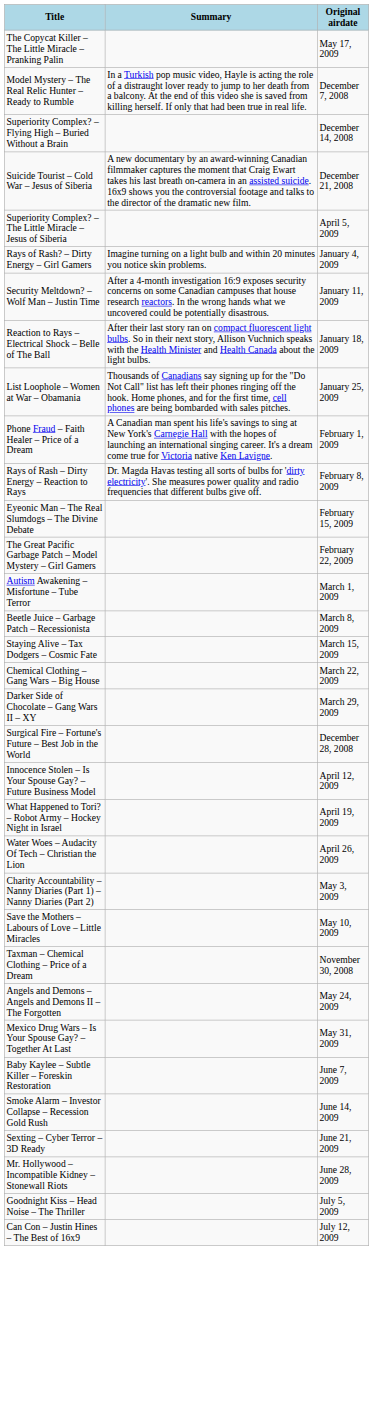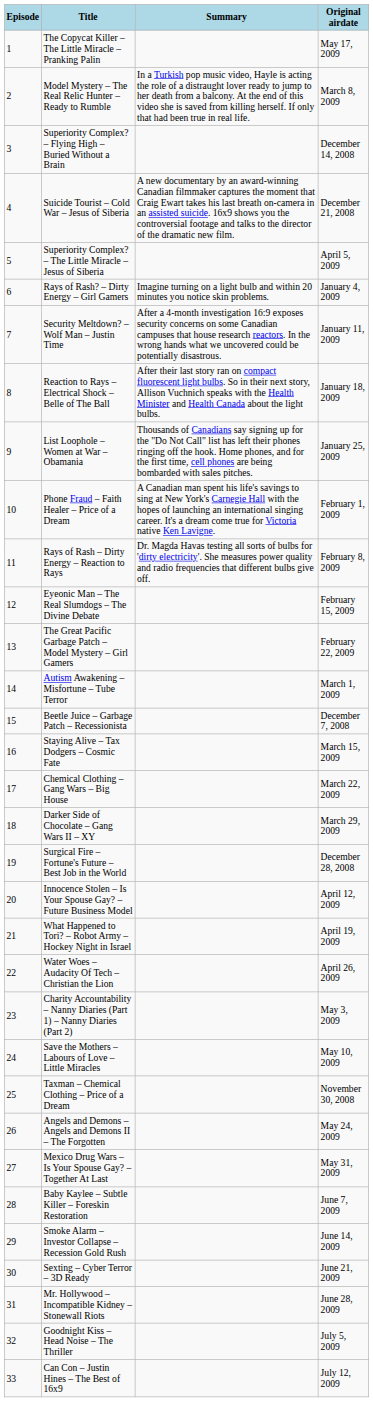+ column: (23, 17)
(339, 91) December 7, 2008 -> (338, 96) March 8, 2009
(337, 623) March 8, 2009 -> (340, 721) December 7, 2008
